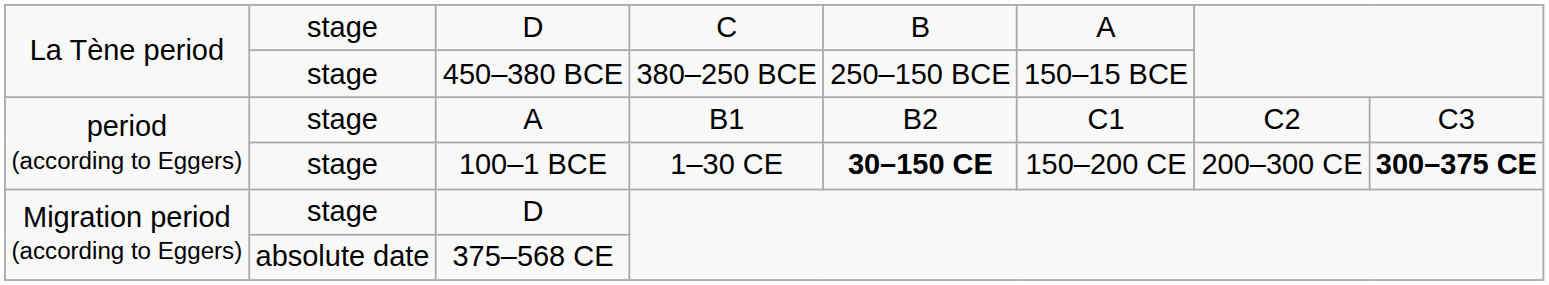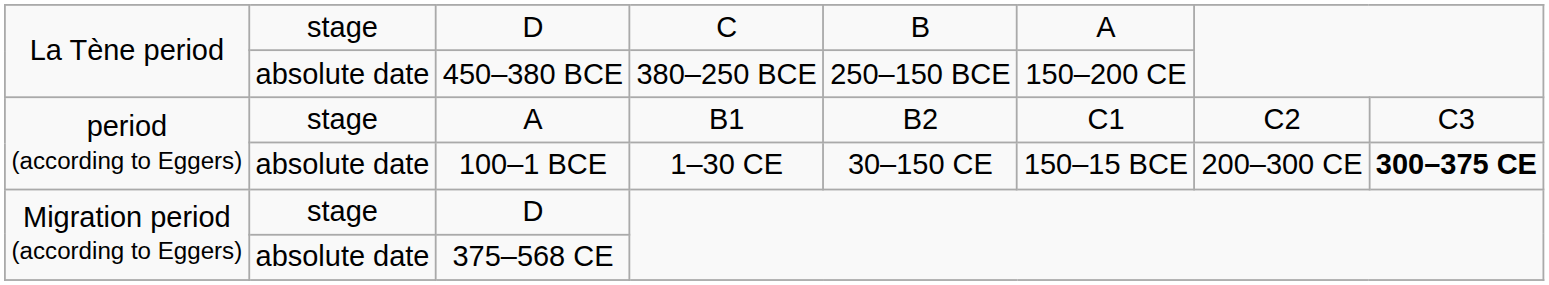(343, 73) stage -> (343, 73) absolute date
(1106, 73) 150–15 BCE -> (1106, 73) 150–200 CE
(343, 165) stage -> (343, 165) absolute date
(920, 165) bold -> (920, 165) normal
(1106, 165) 150–200 CE -> (1106, 165) 150–15 BCE
